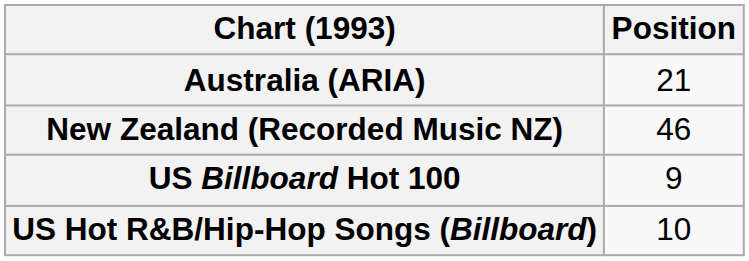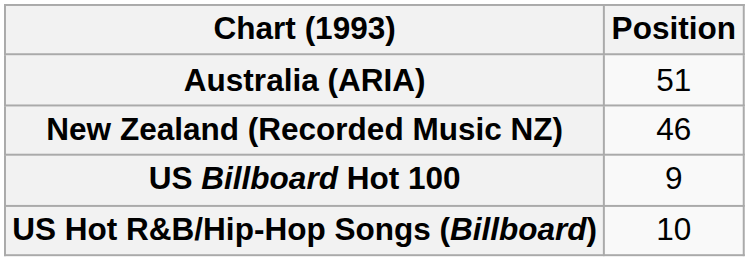(674, 79) 21 -> (674, 79) 51
